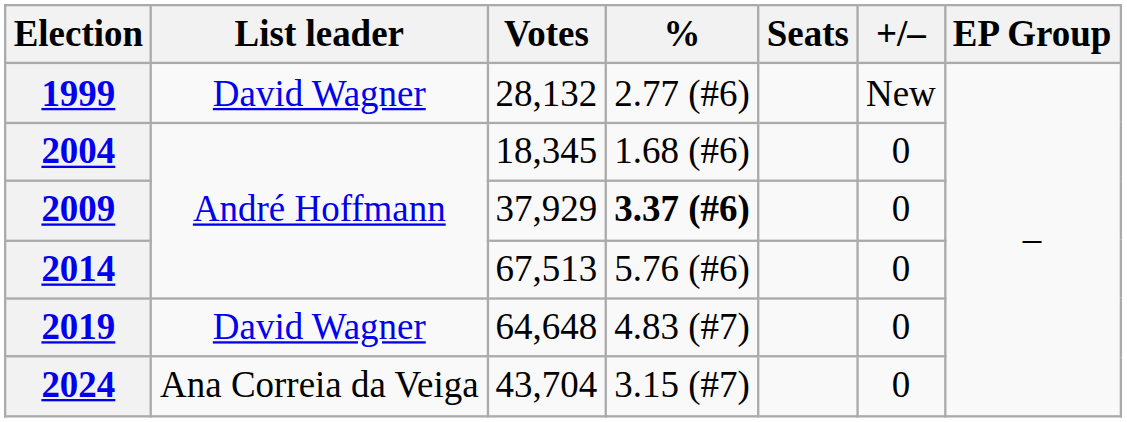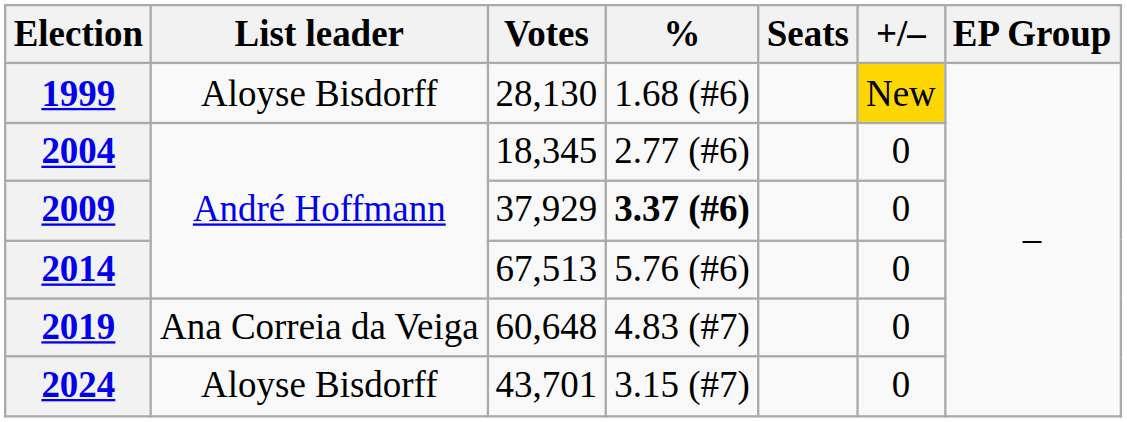(319, 92) David Wagner -> (319, 92) Aloyse Bisdorff
(546, 92) 28,132 -> (546, 92) 28,130
(682, 92) 2.77 (#6) -> (682, 92) 1.68 (#6)
(901, 92) no background -> (901, 92) gold background
(682, 151) 1.68 (#6) -> (682, 151) 2.77 (#6)
(319, 326) David Wagner -> (319, 326) Ana Correia da Veiga
(546, 326) 64,648 -> (546, 326) 60,648
(319, 385) Ana Correia da Veiga -> (319, 385) Aloyse Bisdorff
(546, 385) 43,704 -> (546, 385) 43,701
